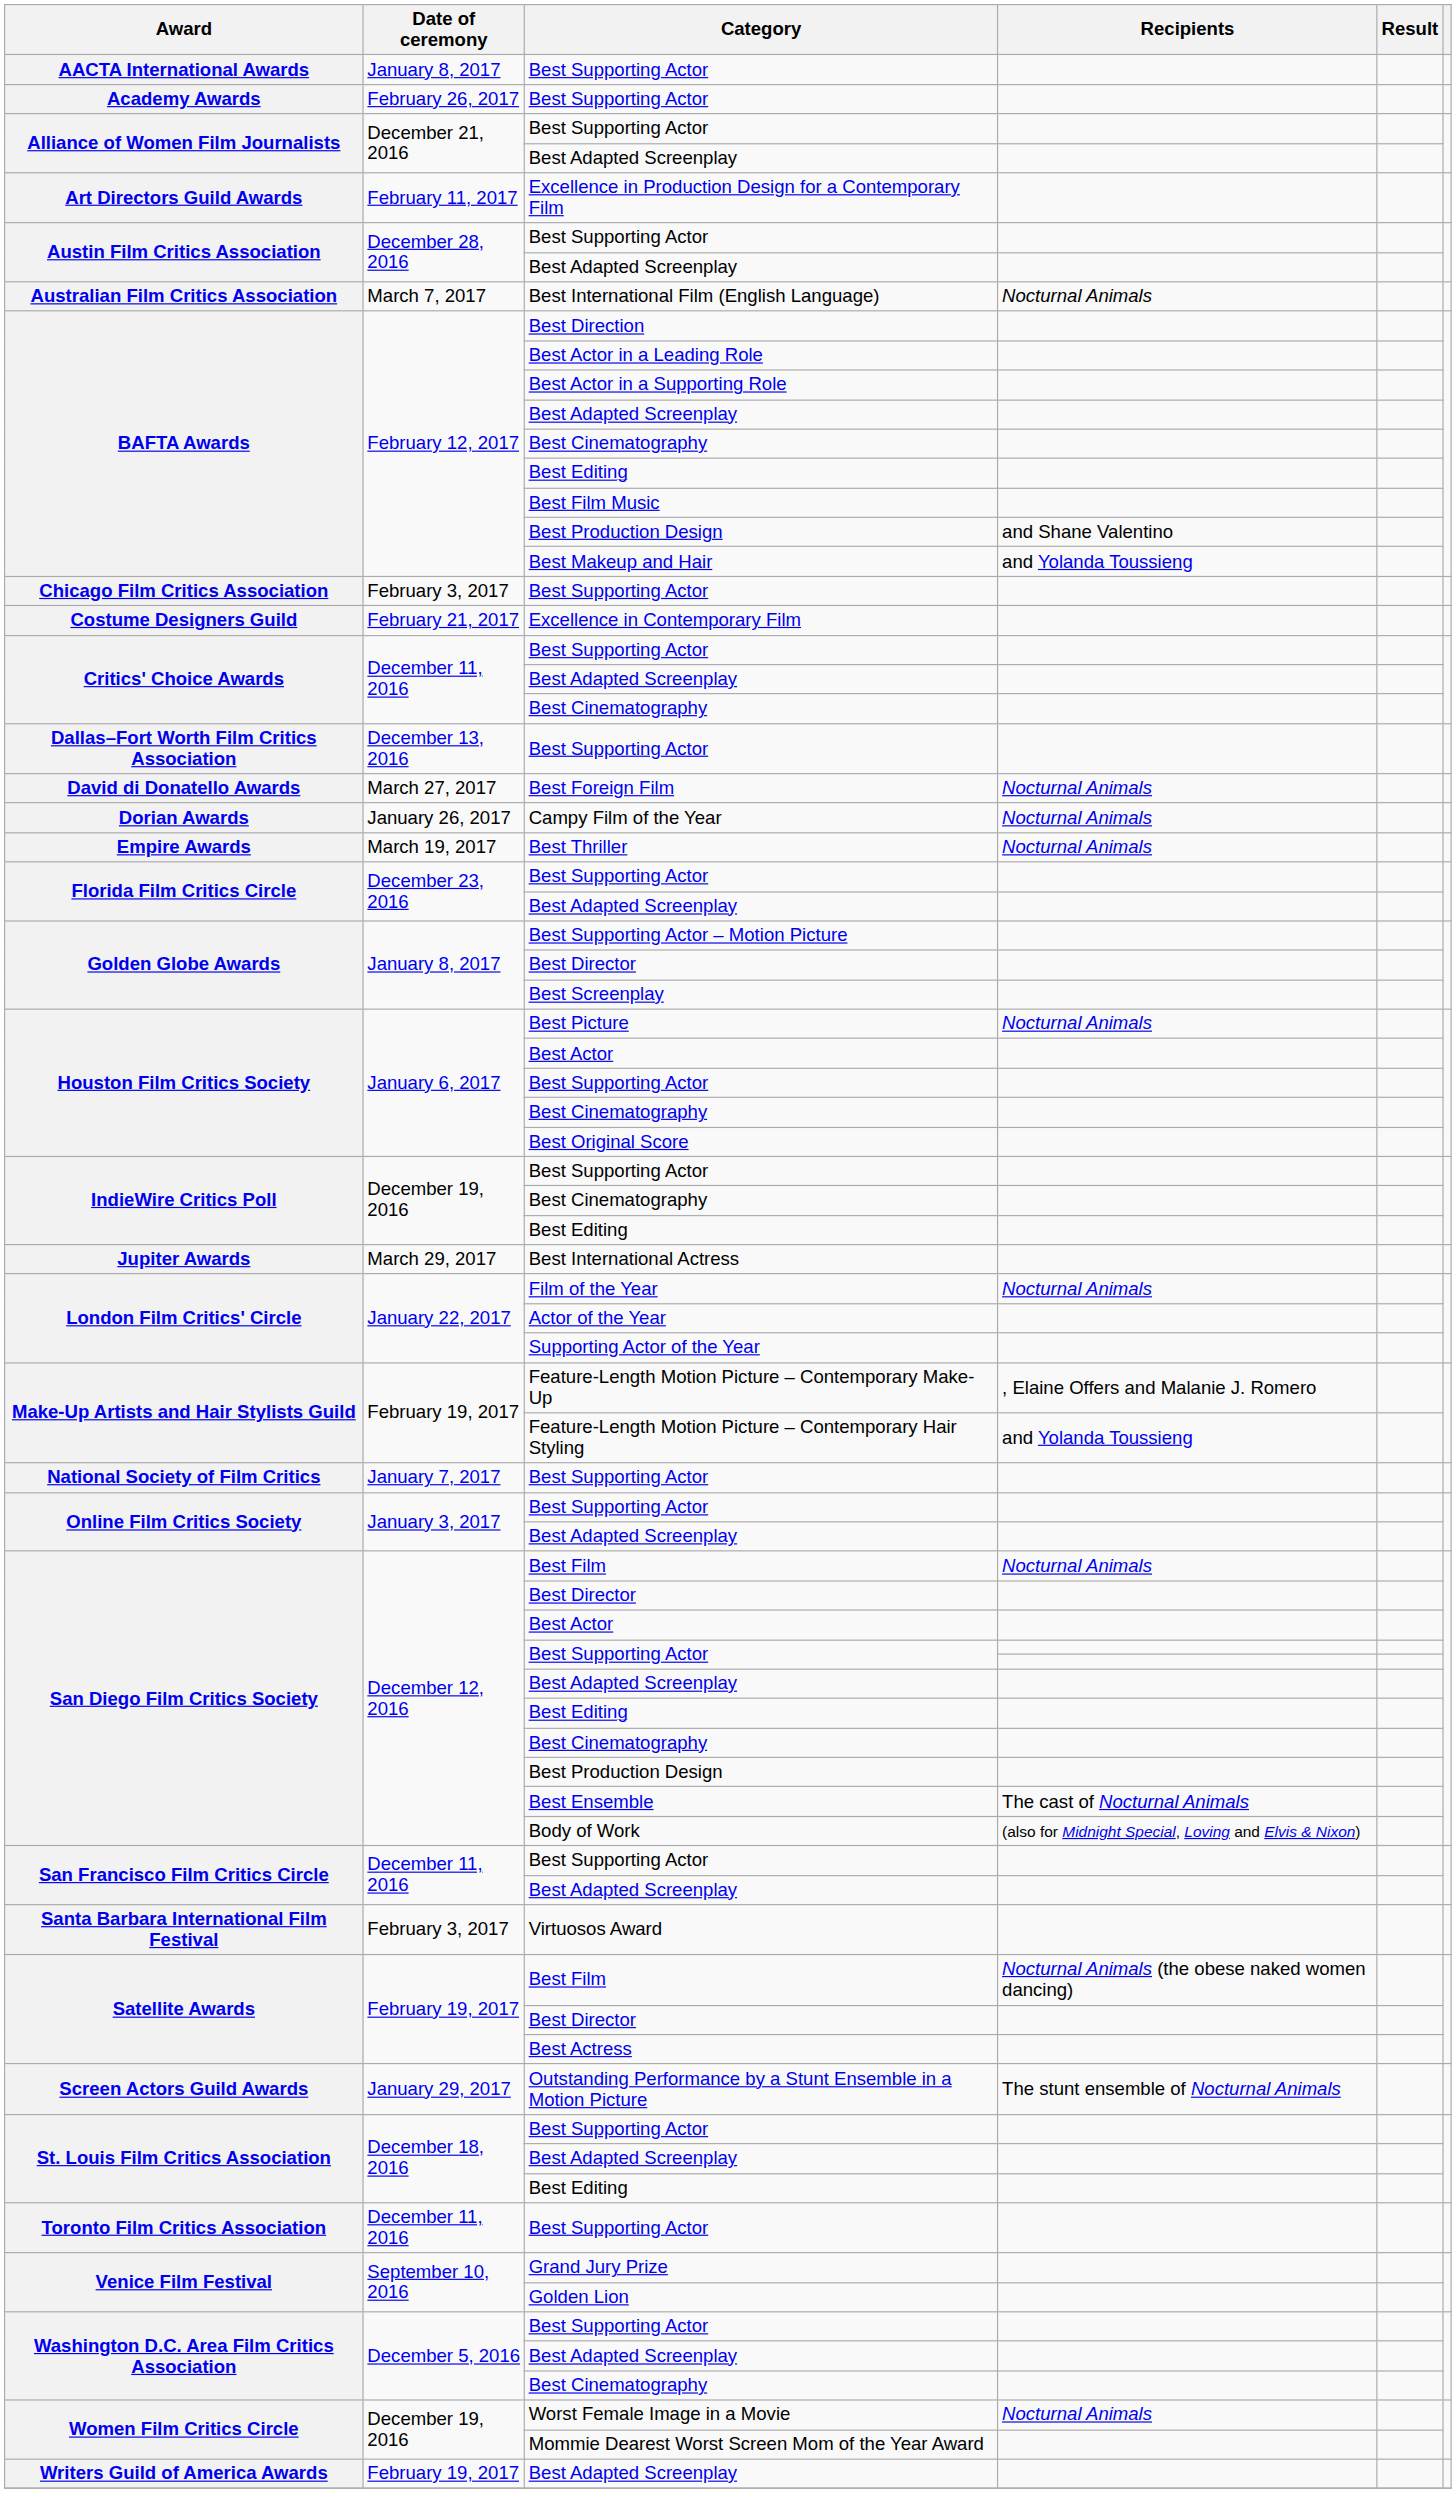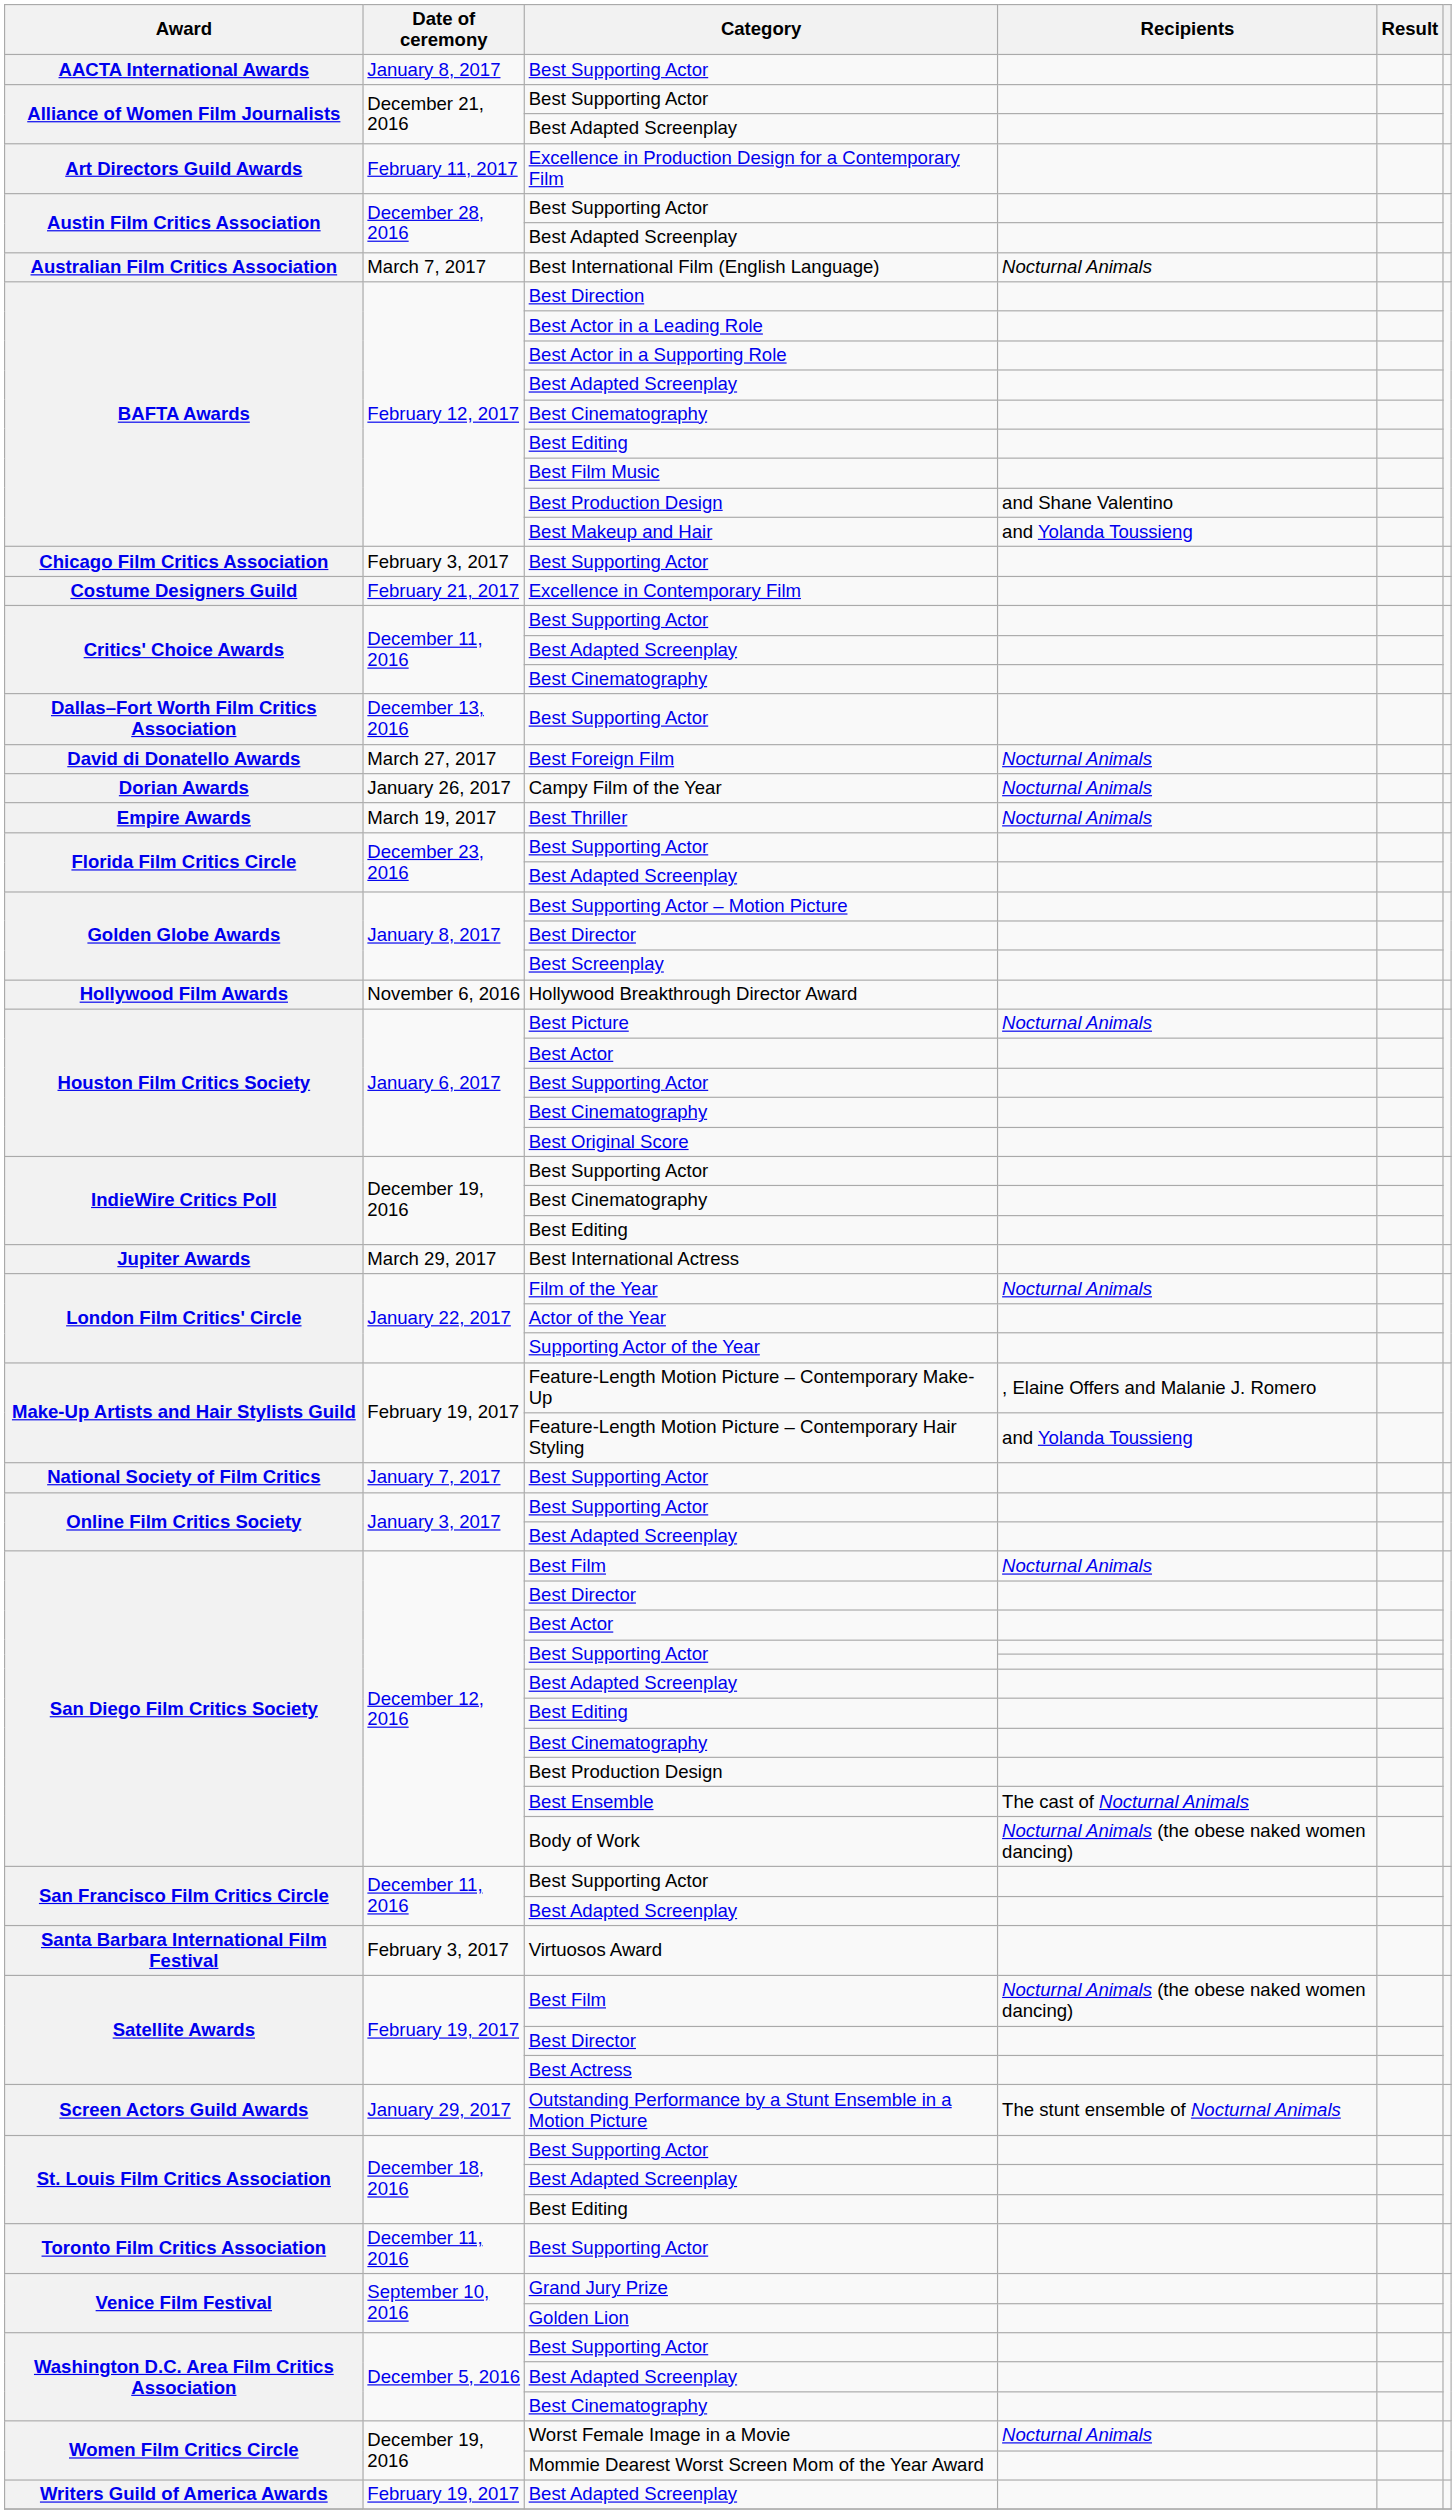- row: (184, 98)
+ row: (184, 994)
(1181, 1832) (also for Midnight Special, Loving and Elvis & Nixon) -> (1184, 1841) Nocturnal Animals (the obese naked women dancing)
